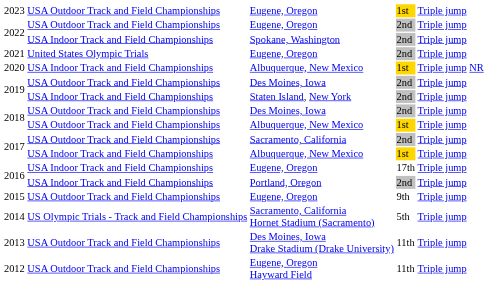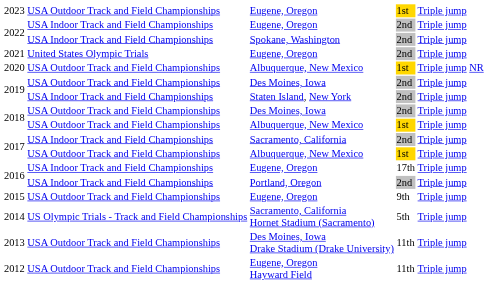(124, 25) USA Outdoor Track and Field Championships -> (120, 25) USA Indoor Track and Field Championships
(120, 68) USA Indoor Track and Field Championships -> (124, 68) USA Outdoor Track and Field Championships
(124, 139) USA Outdoor Track and Field Championships -> (120, 139) USA Indoor Track and Field Championships
(120, 153) USA Indoor Track and Field Championships -> (124, 153) USA Outdoor Track and Field Championships
